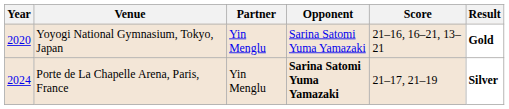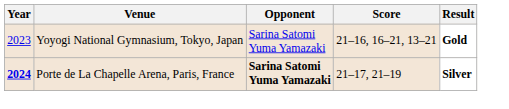- column: (256, 14)
(19, 41) 2020 -> (19, 41) 2023
(19, 81) normal -> (19, 74) bold
